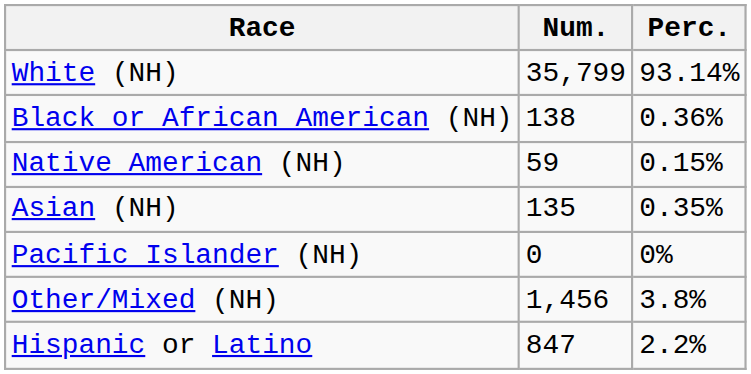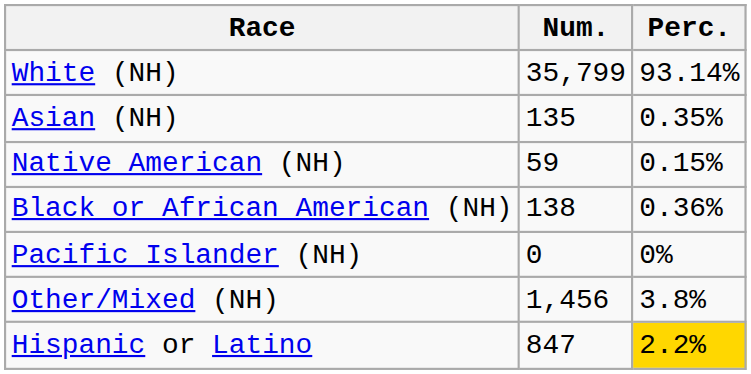rows swapped: (262, 118) <-> (95, 209)
(673, 345) no background -> (673, 345) gold background
